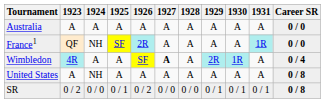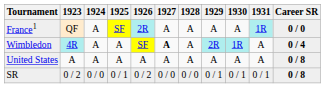- row: (24, 27)
(96, 43) NH -> (96, 28) A
(96, 75) NH -> (96, 60) A
